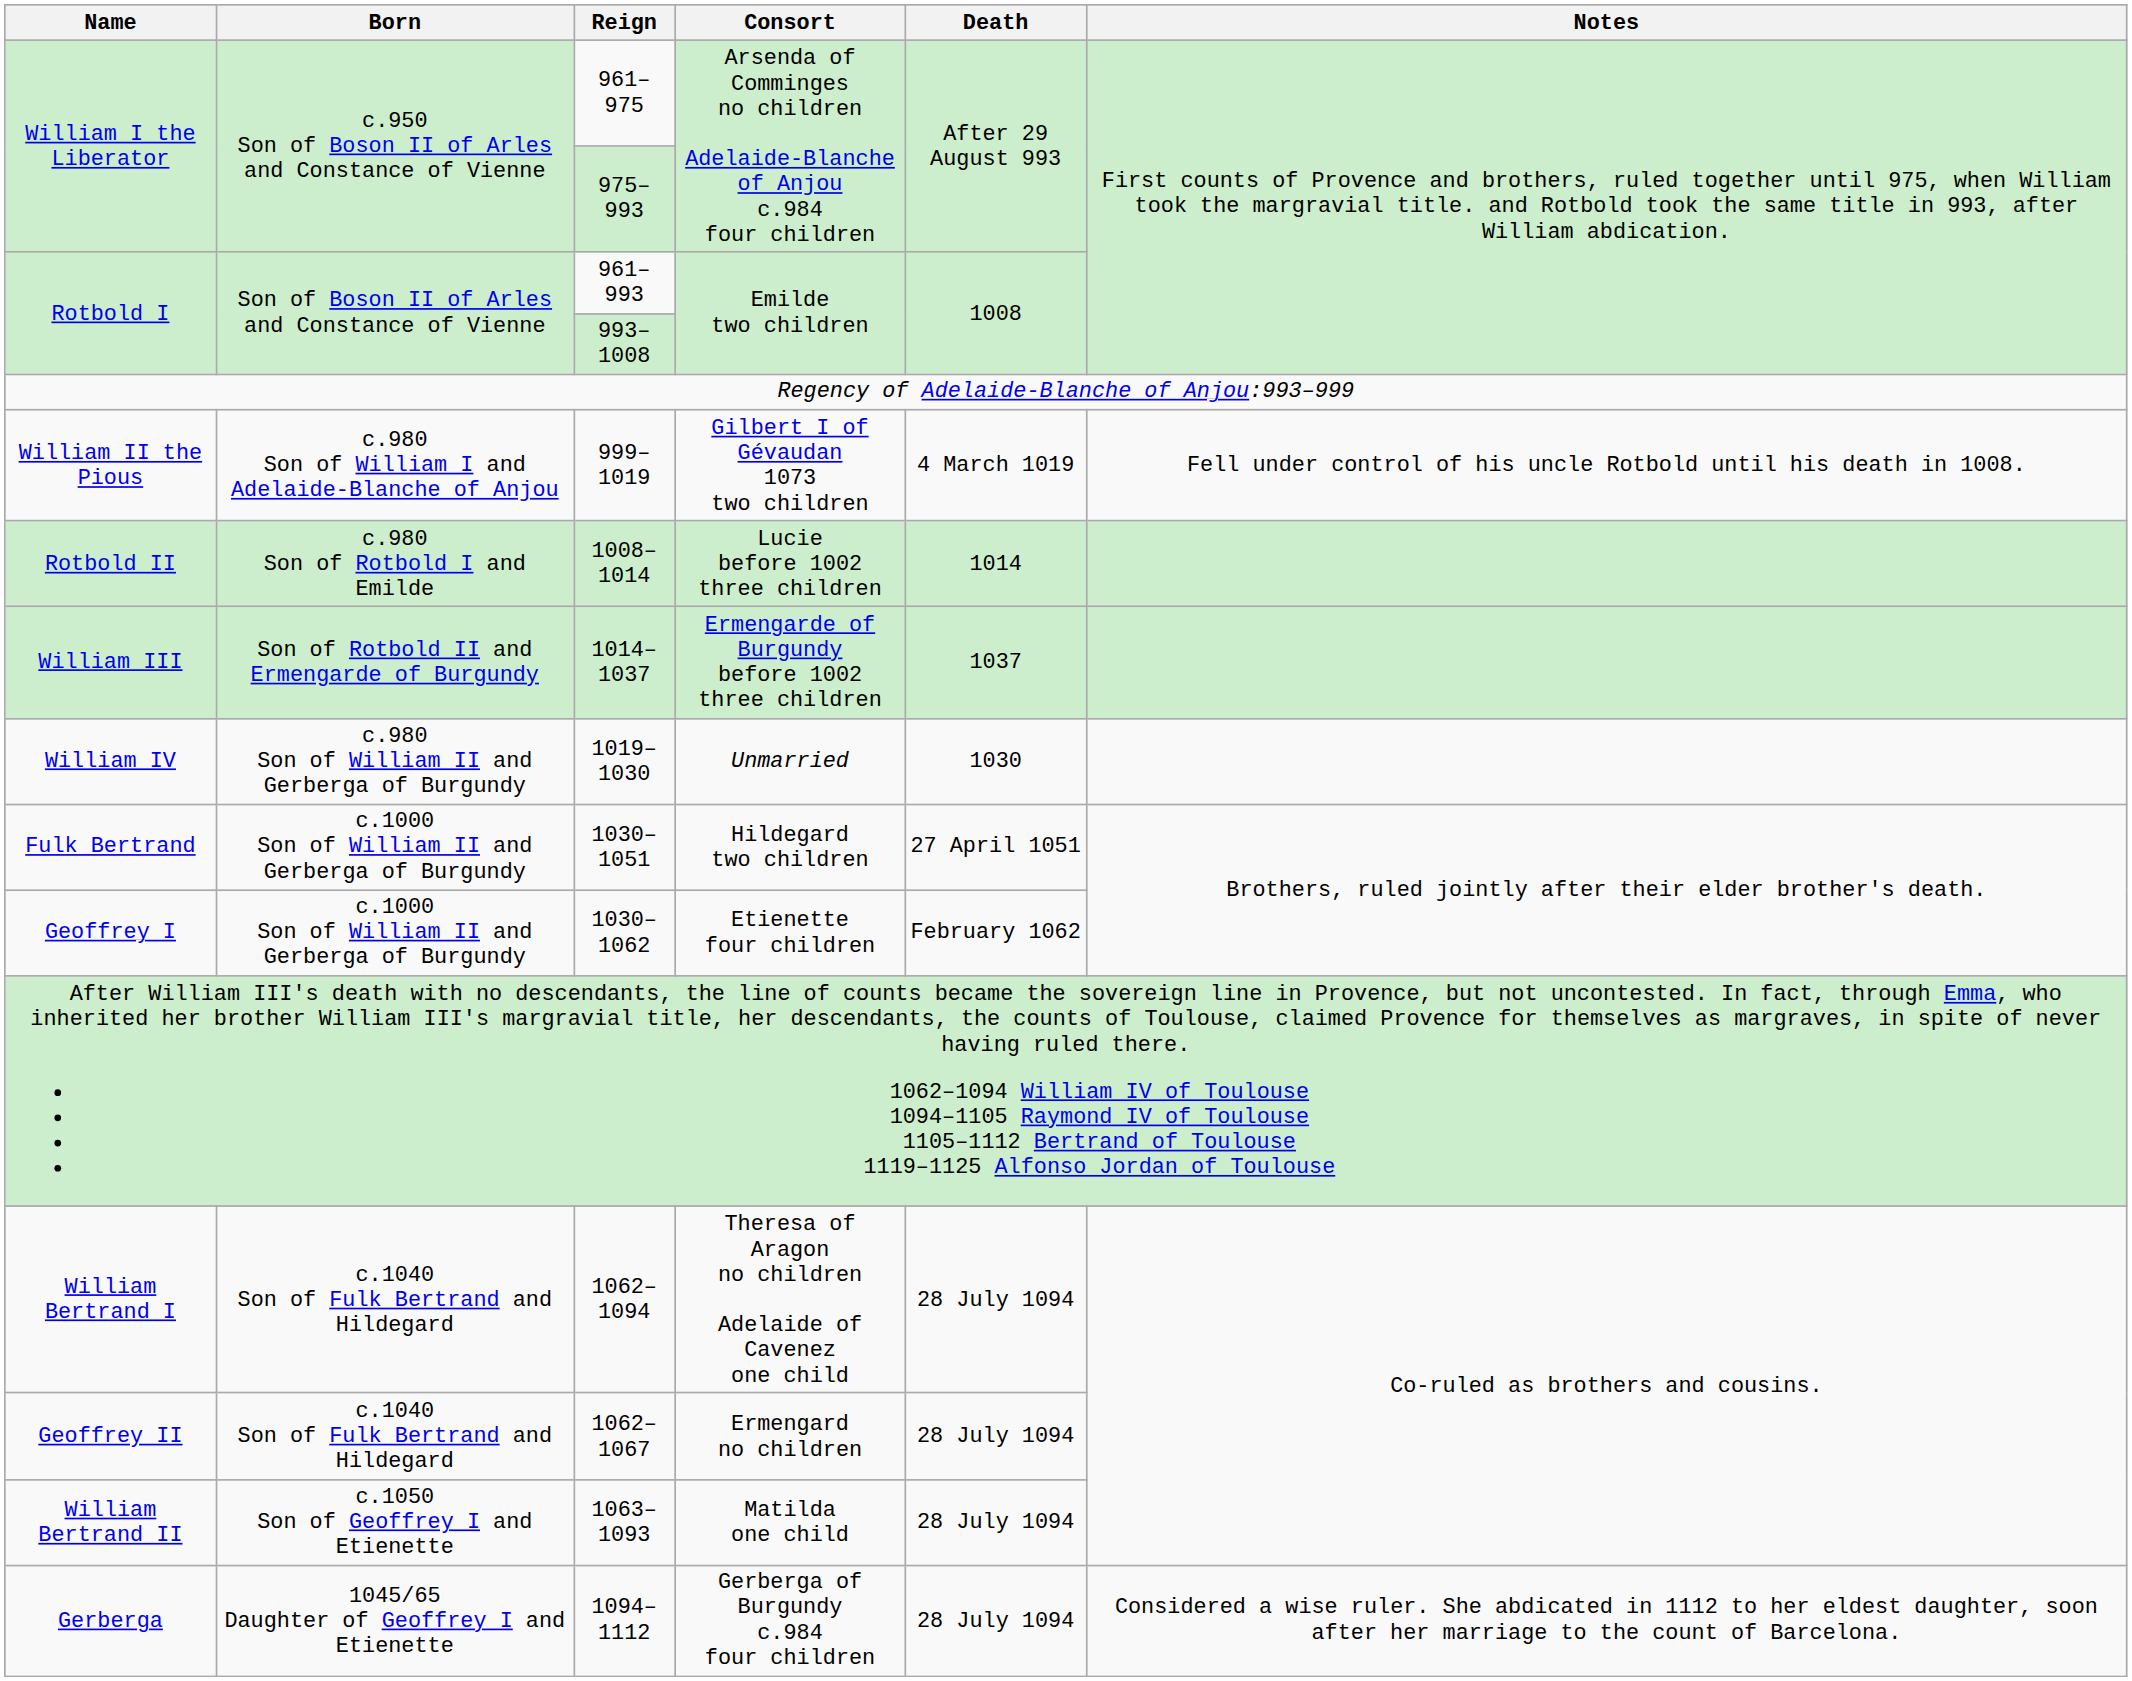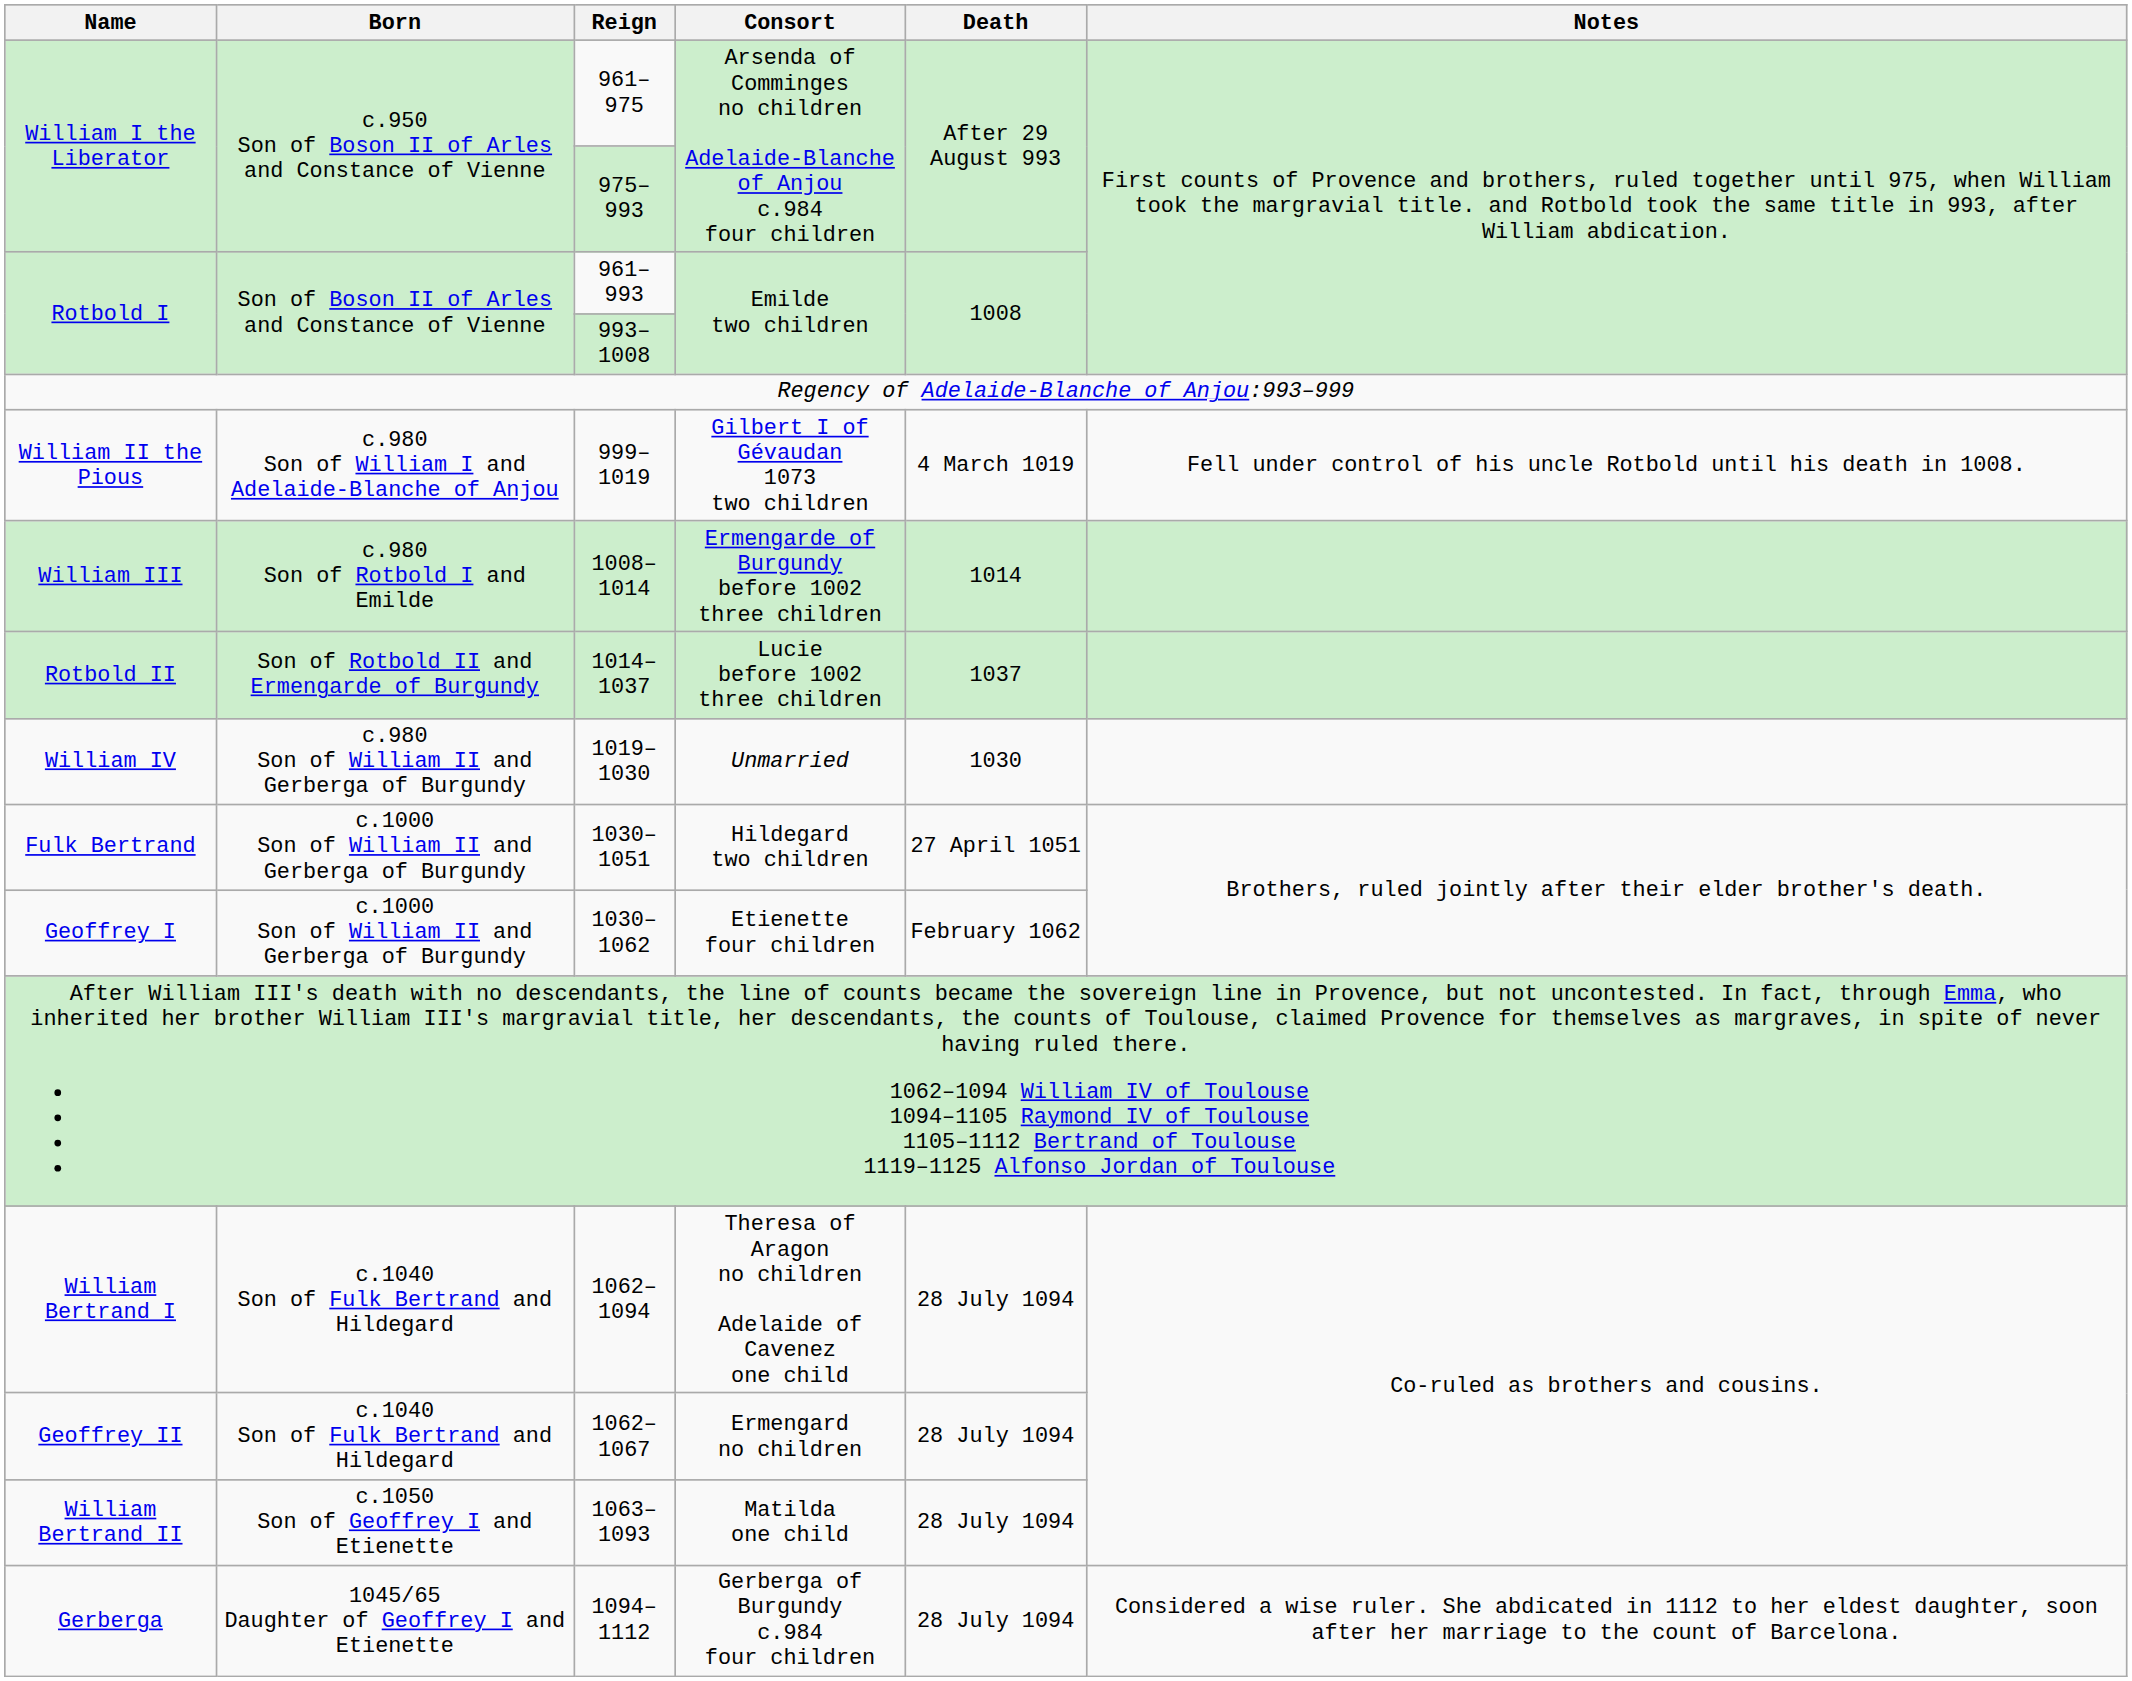(110, 564) Rotbold II -> (110, 576) William III
(790, 564) Lucie before 1002 three children -> (790, 576) Ermengarde of Burgundy before 1002 three children
(110, 662) William III -> (110, 675) Rotbold II
(790, 662) Ermengarde of Burgundy before 1002 three children -> (790, 675) Lucie before 1002 three children
